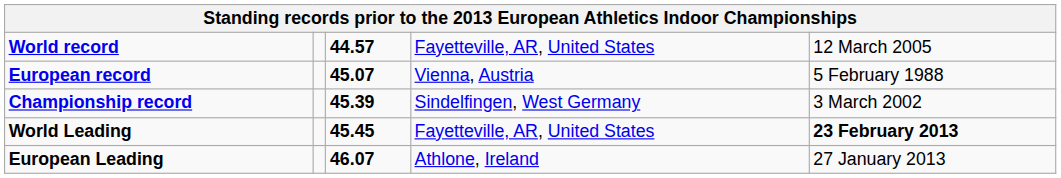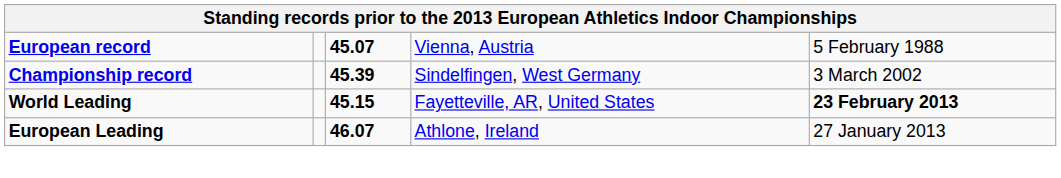- row: (64, 46)
(352, 131) 45.45 -> (352, 103) 45.15
